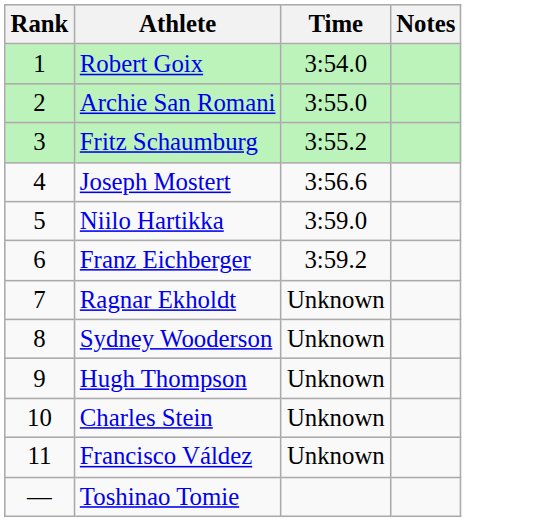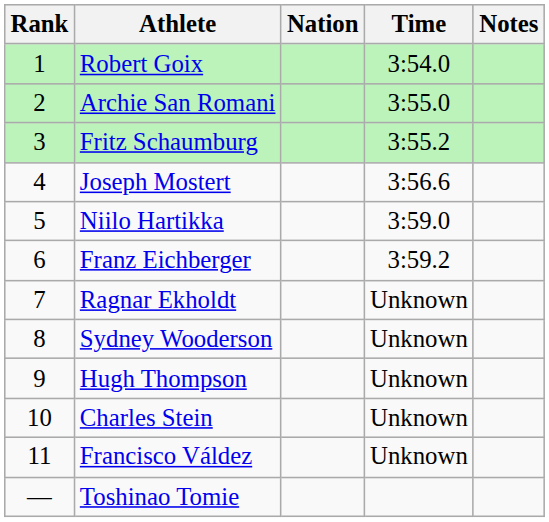+ column: (323, 24)
